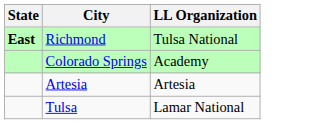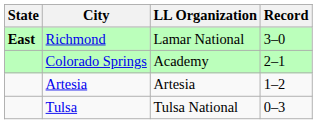+ column: (286, 15)
(196, 38) Tulsa National -> (199, 38) Lamar National
(199, 107) Lamar National -> (196, 107) Tulsa National
